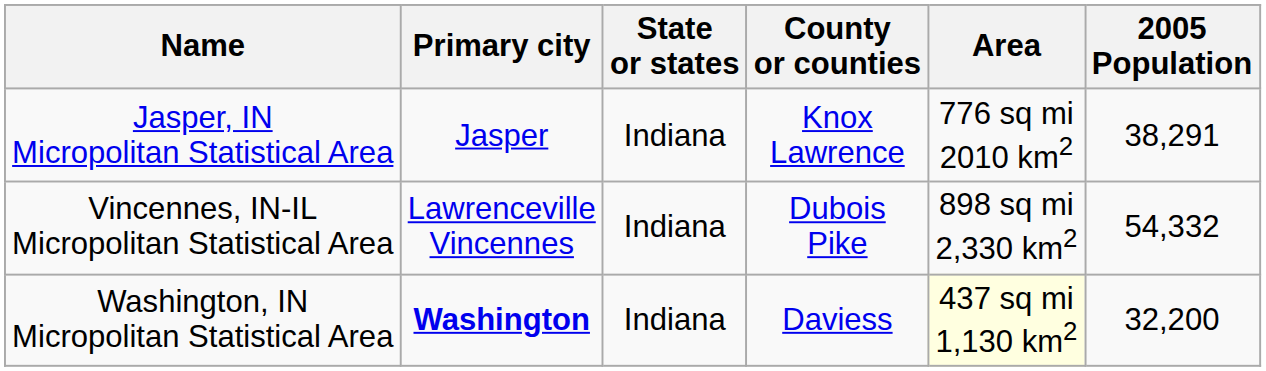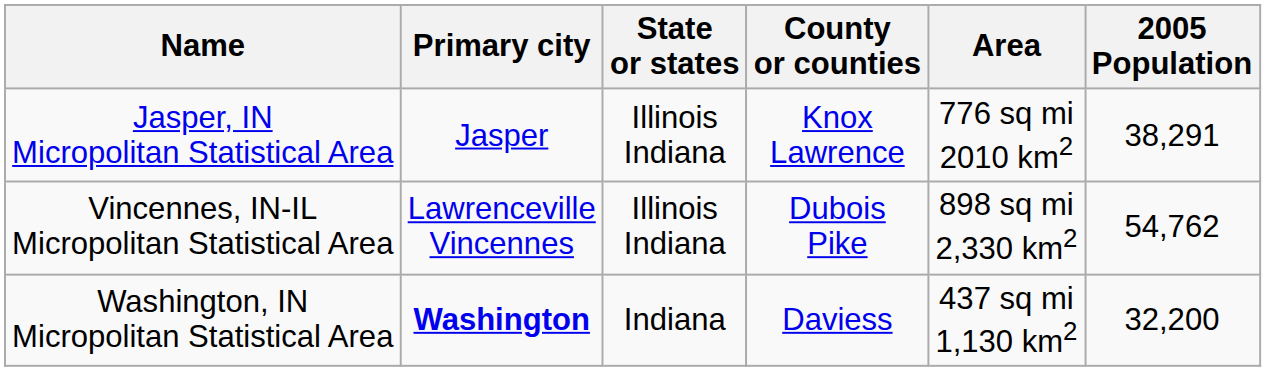(675, 134) Indiana -> (675, 134) Illinois Indiana
(675, 227) Indiana -> (675, 227) Illinois Indiana
(1172, 227) 54,332 -> (1172, 227) 54,762
(1006, 320) lightyellow background -> (1006, 320) no background
